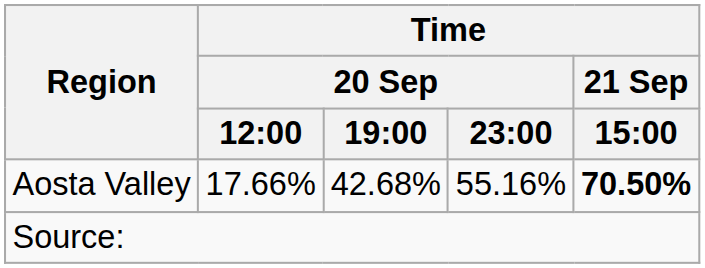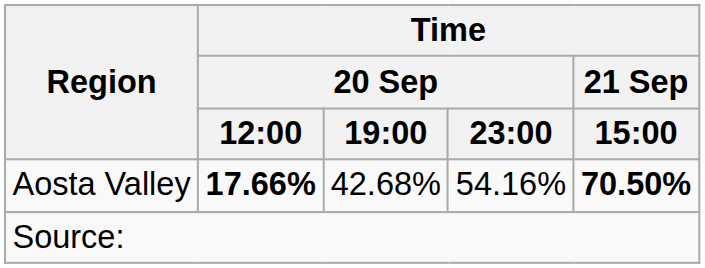(261, 184) normal -> (261, 184) bold
(511, 184) 55.16% -> (511, 184) 54.16%
